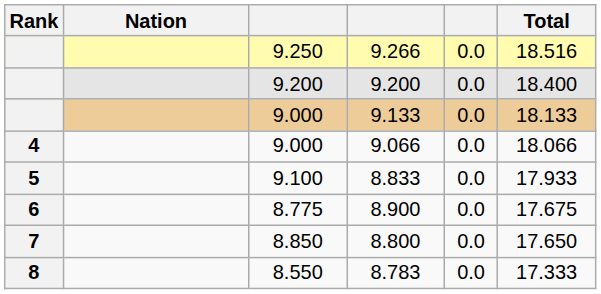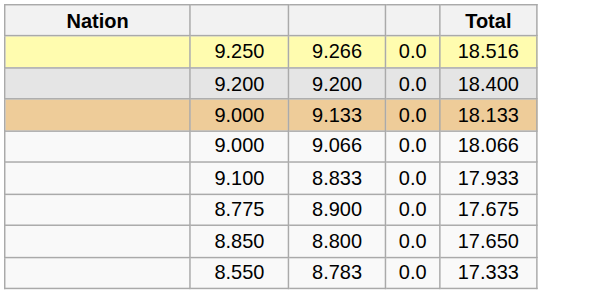- column: (34, 20)
